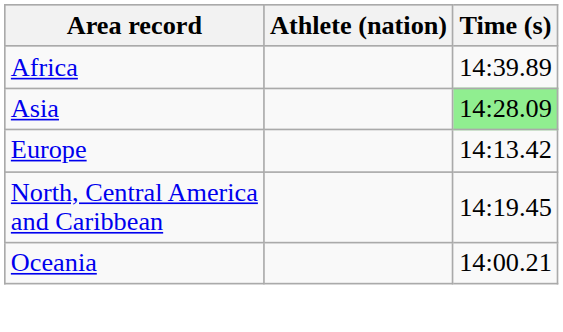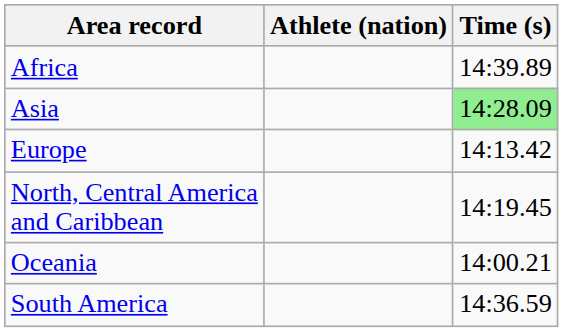+ row: (89, 304)
